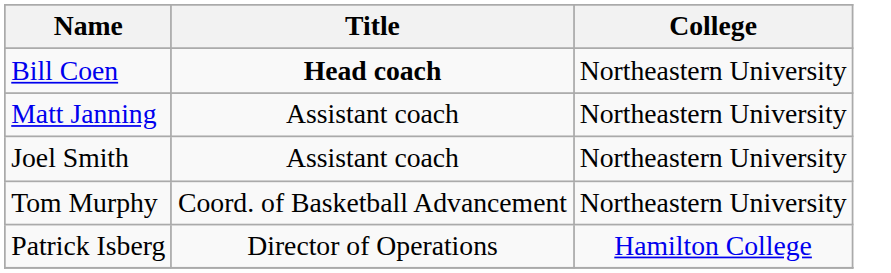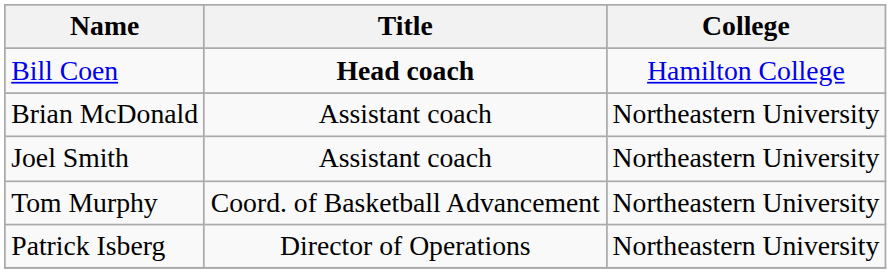(713, 70) Northeastern University -> (746, 70) Hamilton College
+ row: (105, 114)
- row: (84, 114)
(713, 245) Hamilton College -> (746, 245) Northeastern University
